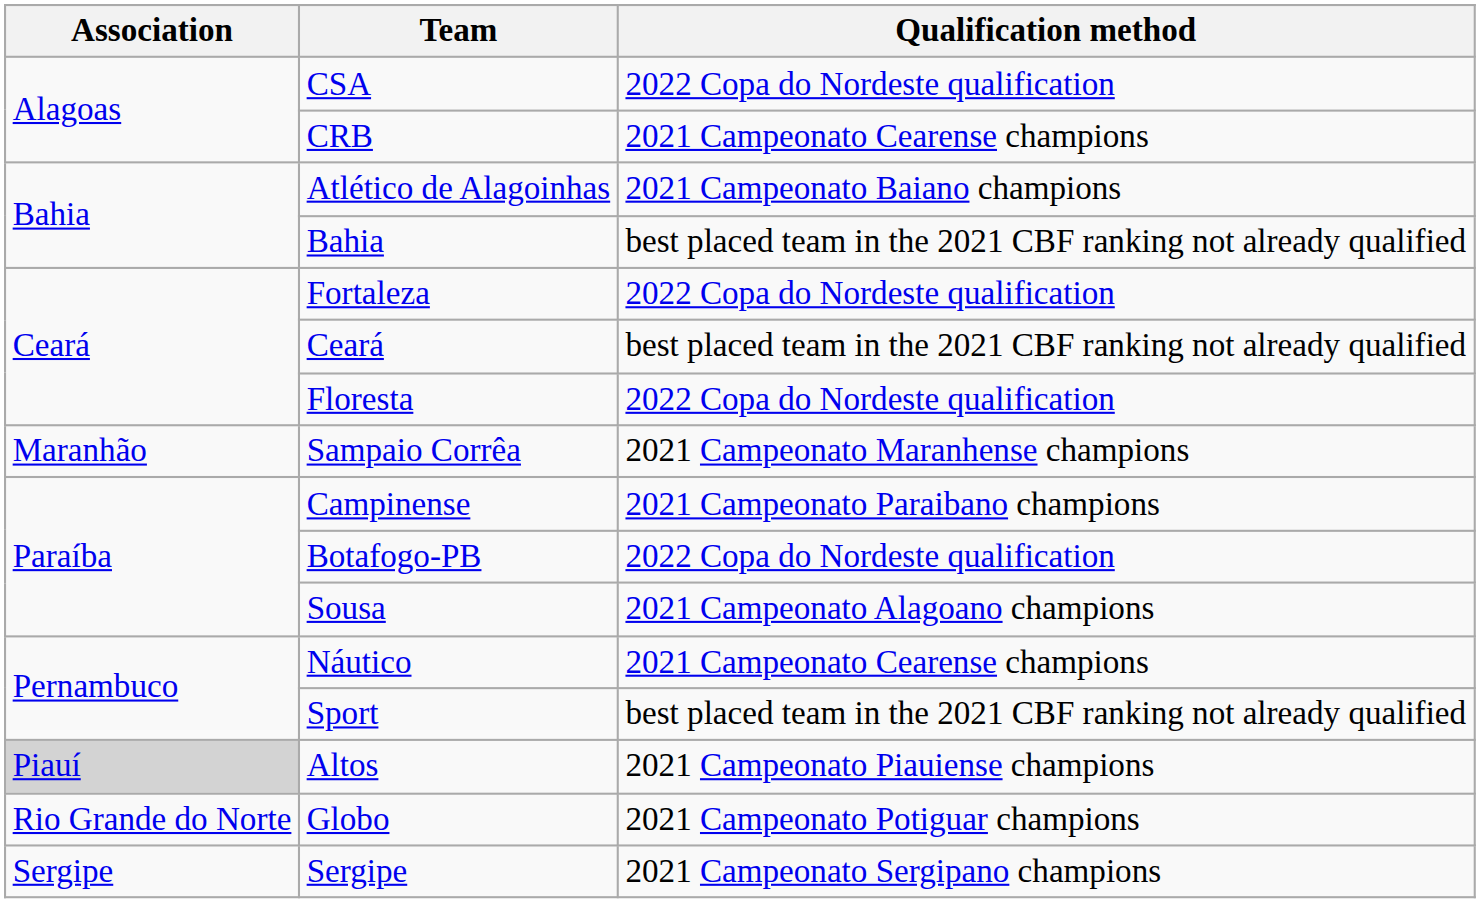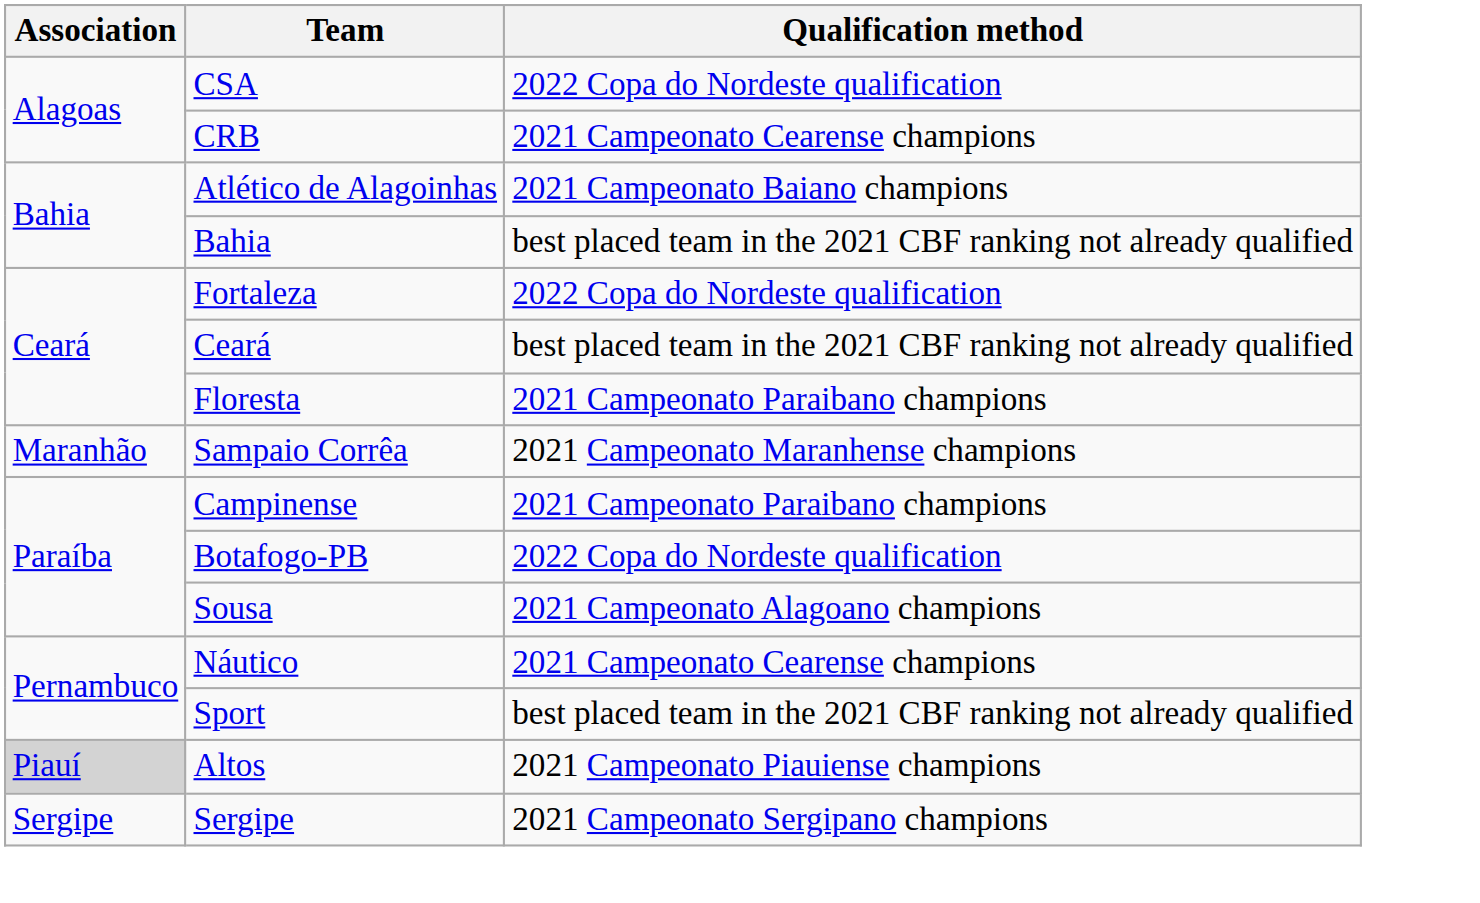(870, 398) 2022 Copa do Nordeste qualification -> (780, 398) 2021 Campeonato Paraibano champions
- row: (348, 818)
